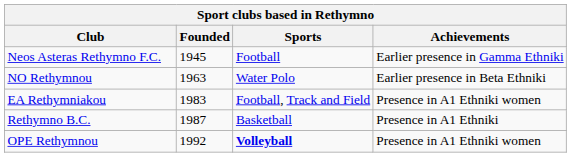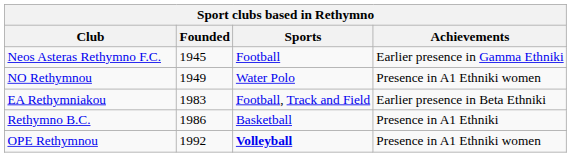(193, 78) 1963 -> (193, 78) 1949
(461, 78) Earlier presence in Beta Ethniki -> (459, 78) Presence in A1 Ethniki women
(459, 99) Presence in A1 Ethniki women -> (461, 99) Earlier presence in Beta Ethniki
(193, 120) 1987 -> (193, 120) 1986
